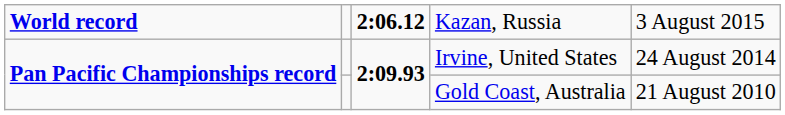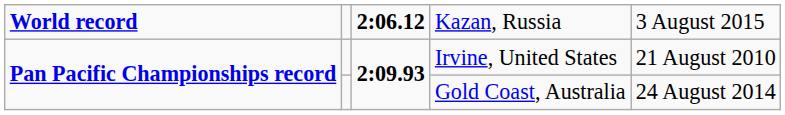(706, 57) 24 August 2014 -> (706, 57) 21 August 2010
(706, 92) 21 August 2010 -> (706, 92) 24 August 2014
